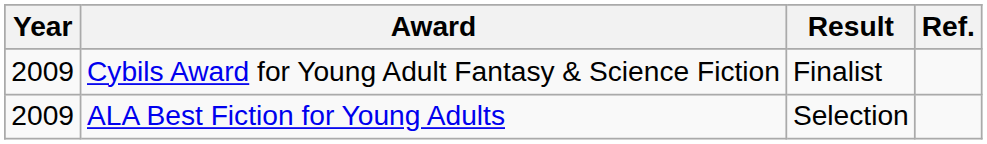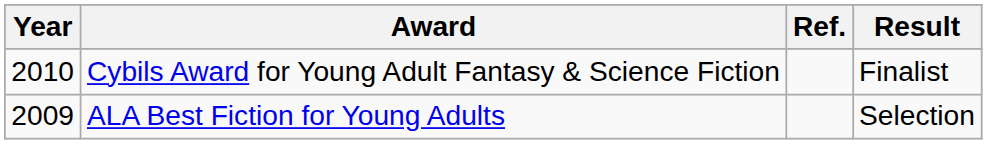columns swapped: (851, 26) <-> (948, 26)
(43, 71) 2009 -> (43, 71) 2010
